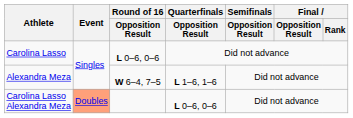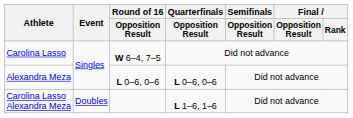(138, 58) L 0–6, 0–6 -> (138, 58) W 6–4, 7–5
(138, 82) W 6–4, 7–5 -> (138, 82) L 0–6, 0–6
(195, 82) L 1–6, 1–6 -> (195, 82) L 0–6, 0–6
(91, 101) lightsalmon background -> (91, 101) no background
(195, 106) L 0–6, 0–6 -> (195, 106) L 1–6, 1–6
